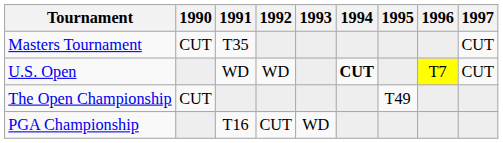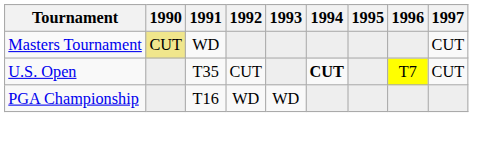(196, 44) no background -> (166, 44) khaki background
(236, 44) T35 -> (206, 44) WD
(236, 71) WD -> (206, 71) T35
(276, 71) WD -> (246, 71) CUT
- row: (90, 98)
(276, 125) CUT -> (246, 98) WD
